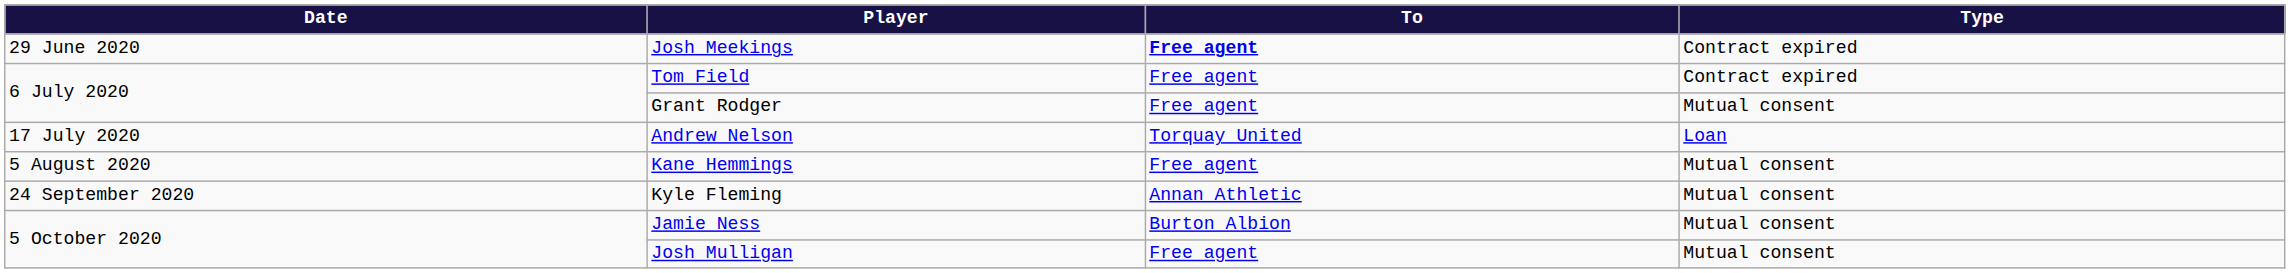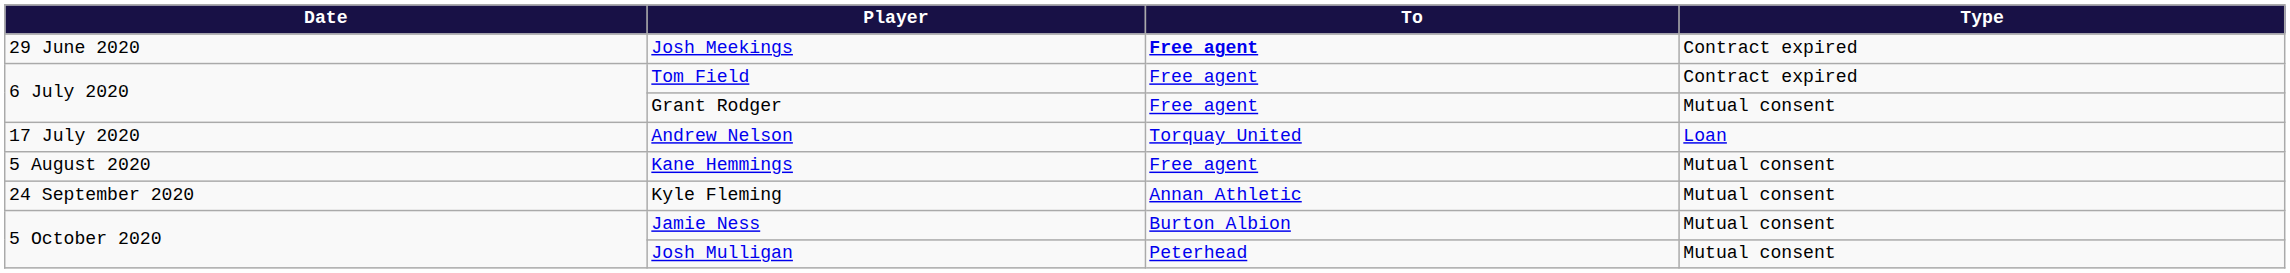(1204, 254) Free agent -> (1198, 254) Peterhead
